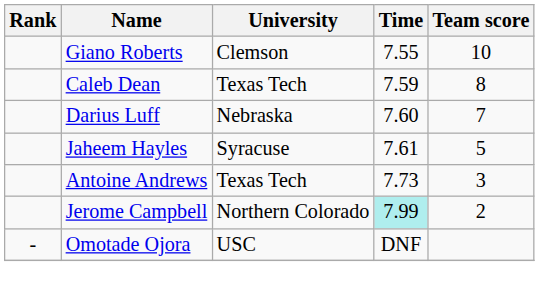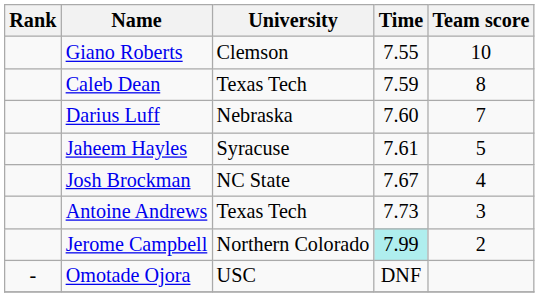+ row: (128, 180)
